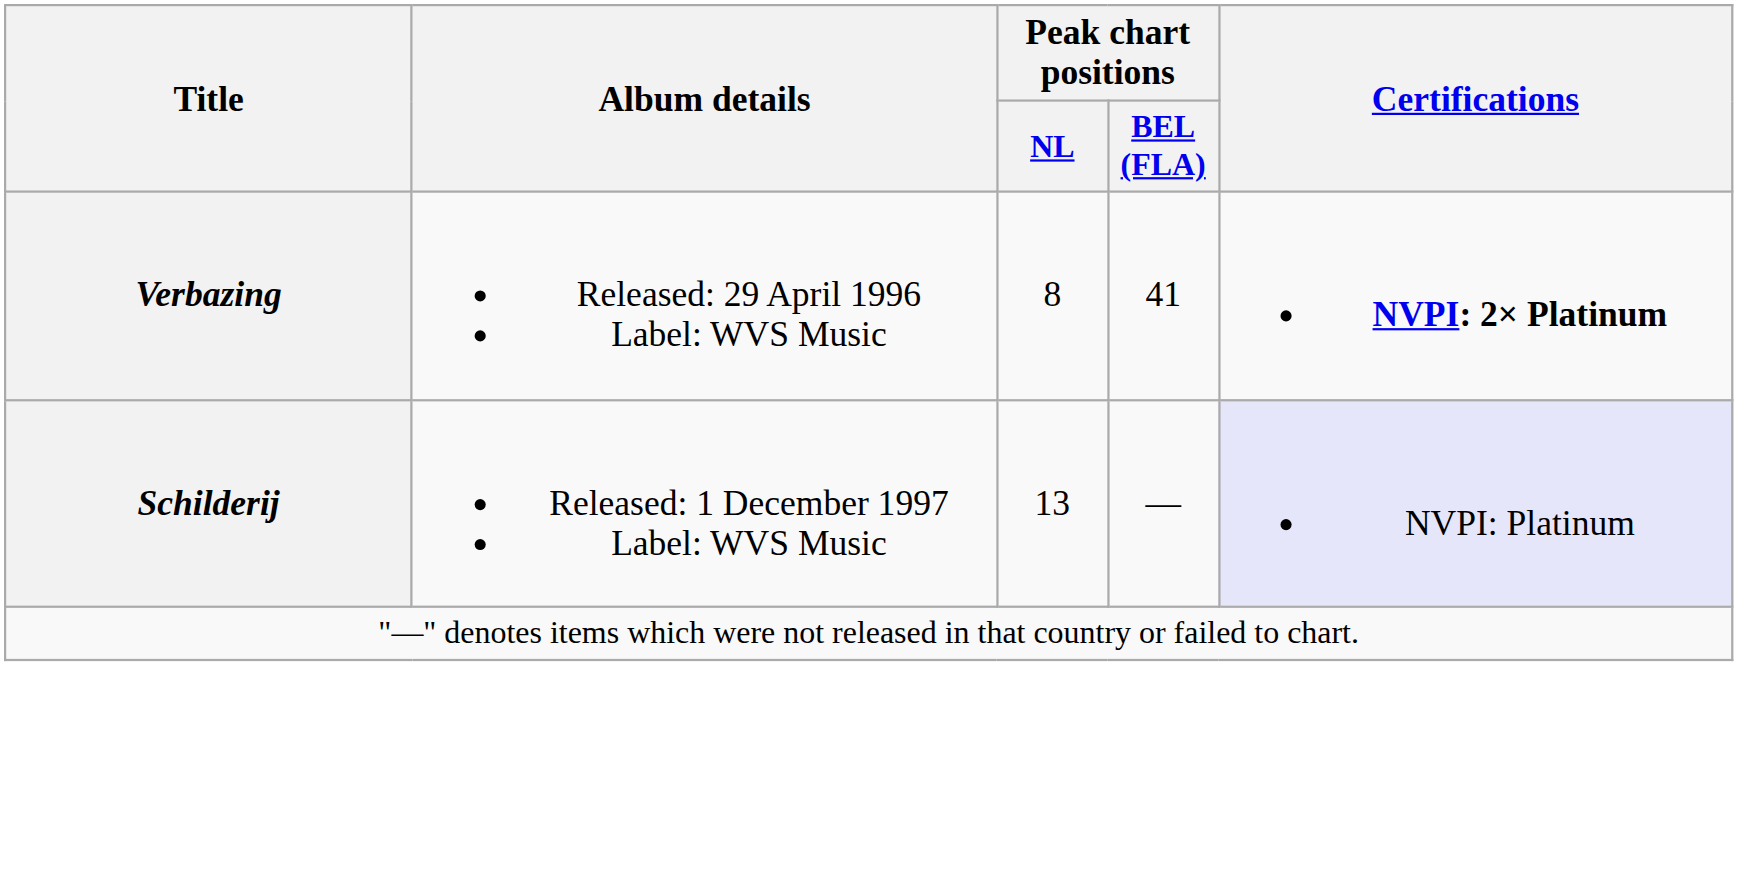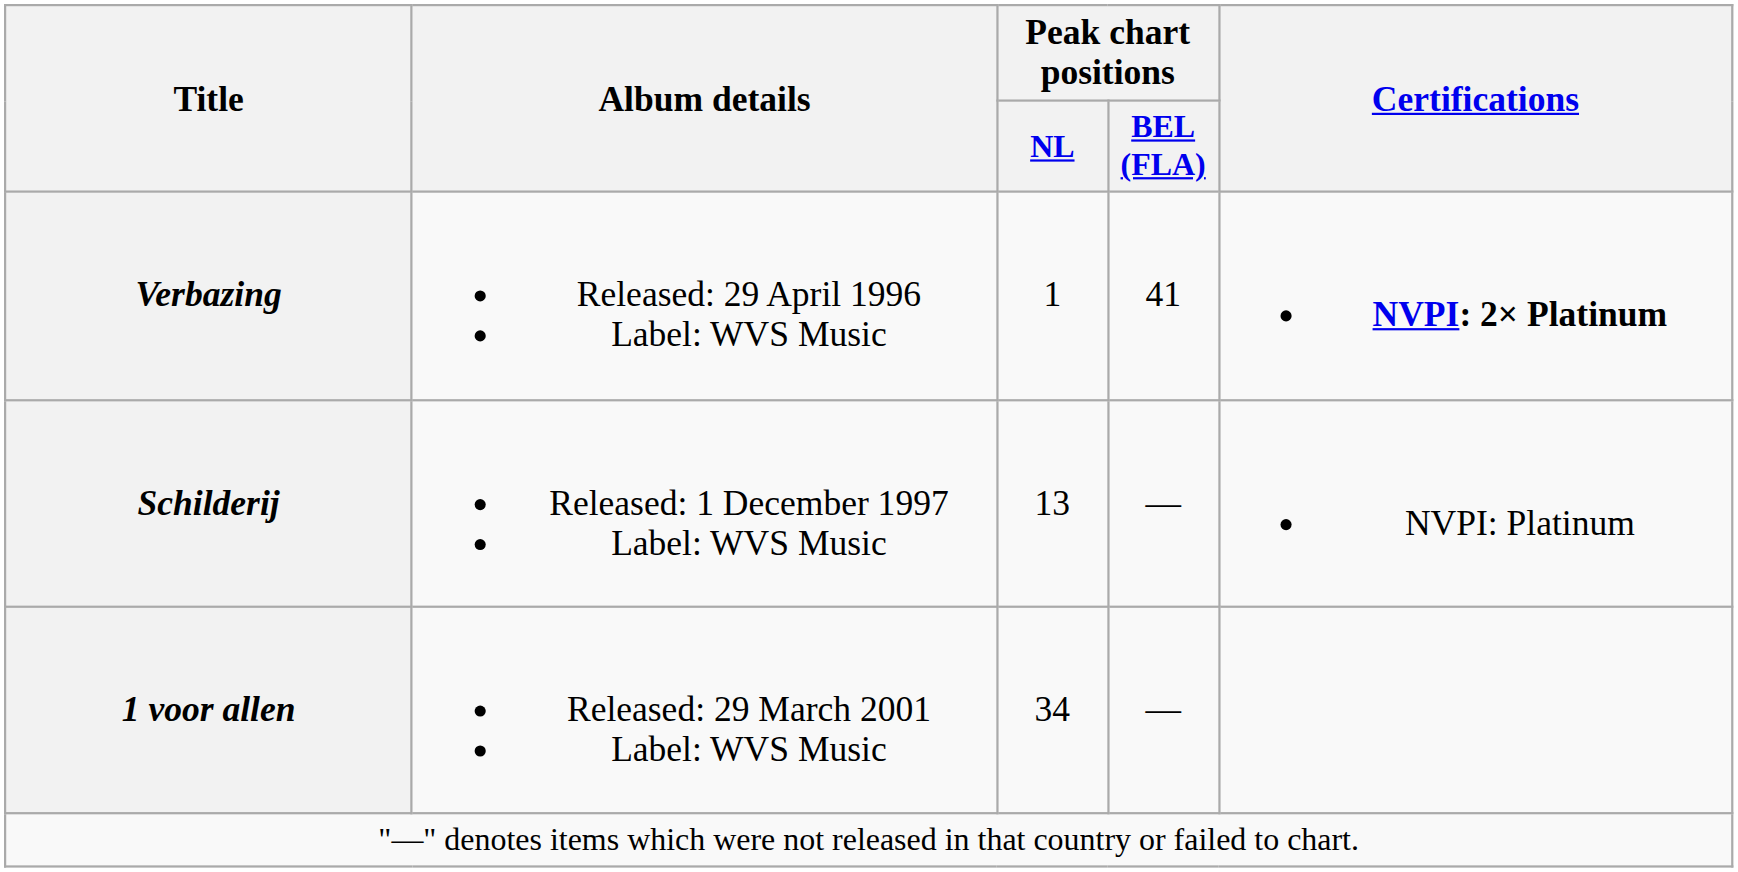(1052, 294) 8 -> (1052, 294) 1
(1475, 523) lavender background -> (1475, 523) no background
+ row: (209, 709)
